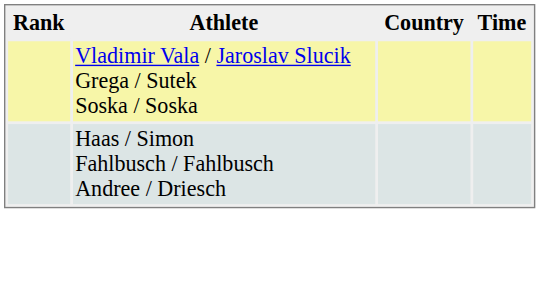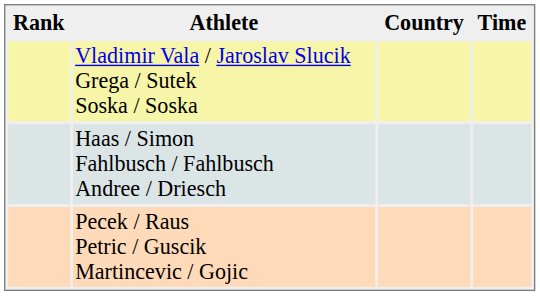+ row: (162, 246)
